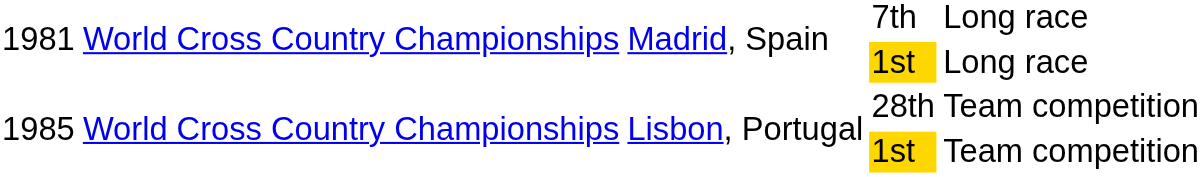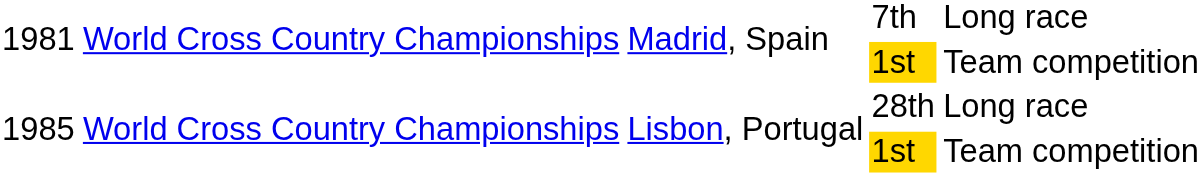(1016, 61) Long race -> (1071, 61) Team competition
(1071, 106) Team competition -> (1016, 106) Long race
